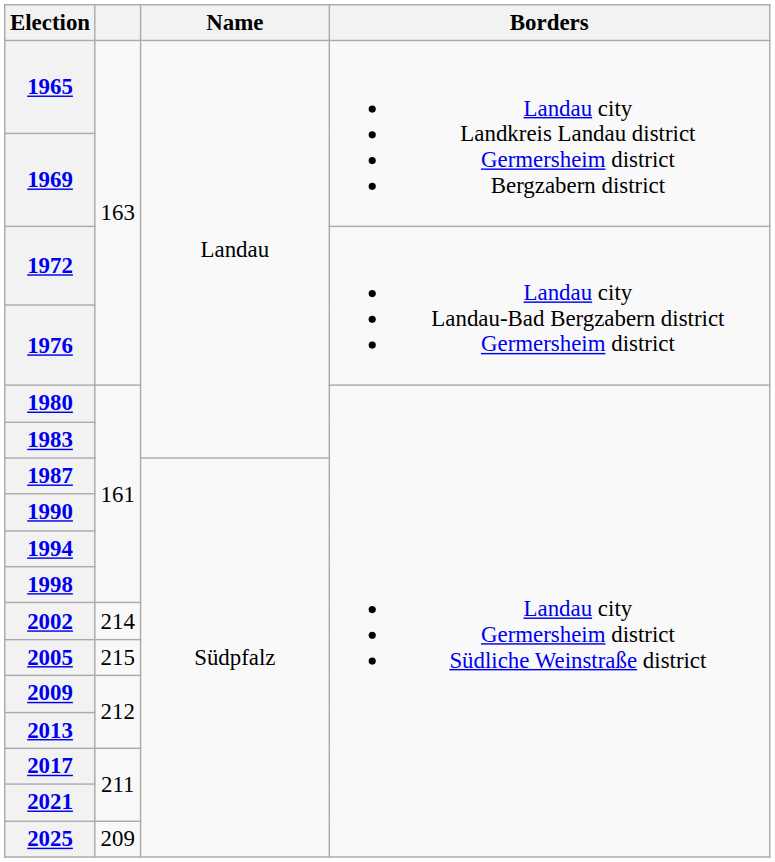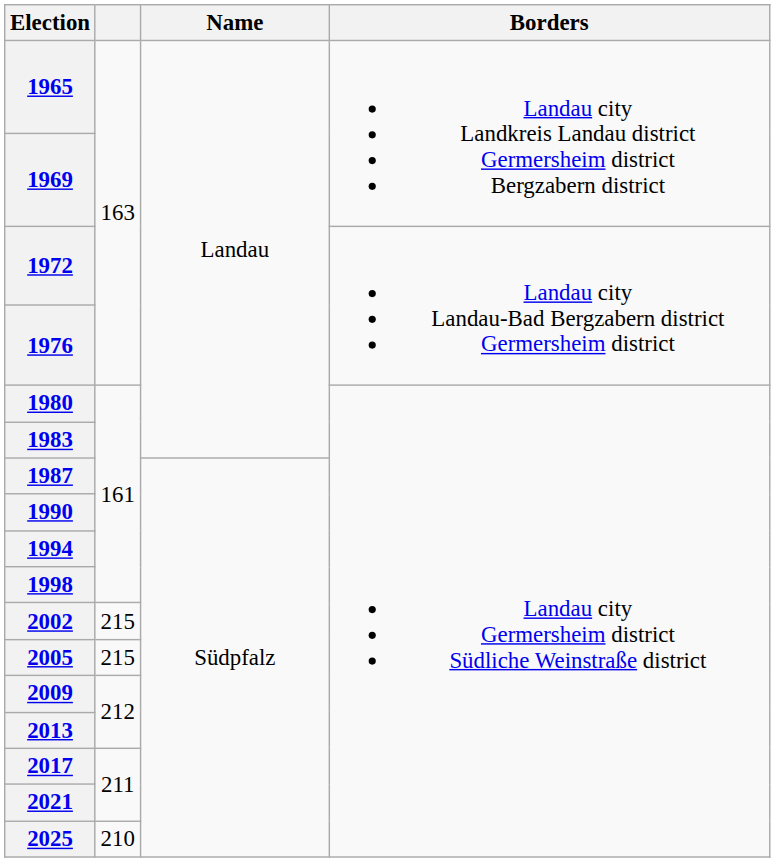(118, 620) 214 -> (118, 620) 215
(118, 838) 209 -> (118, 838) 210
